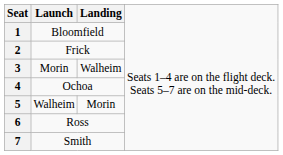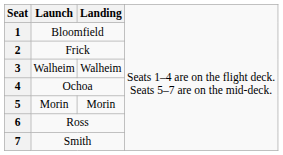(54, 68) Morin -> (54, 68) Walheim
(54, 104) Walheim -> (54, 104) Morin
